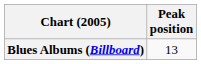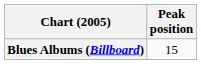(172, 49) 13 -> (172, 49) 15
